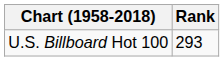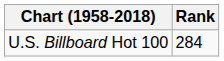(189, 42) 293 -> (189, 42) 284
